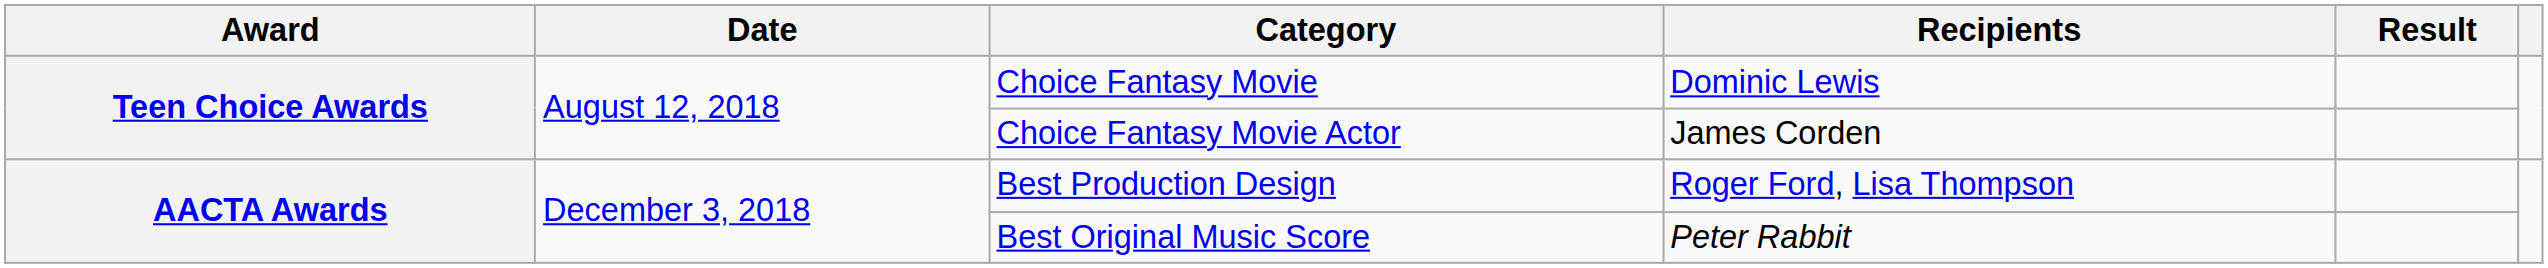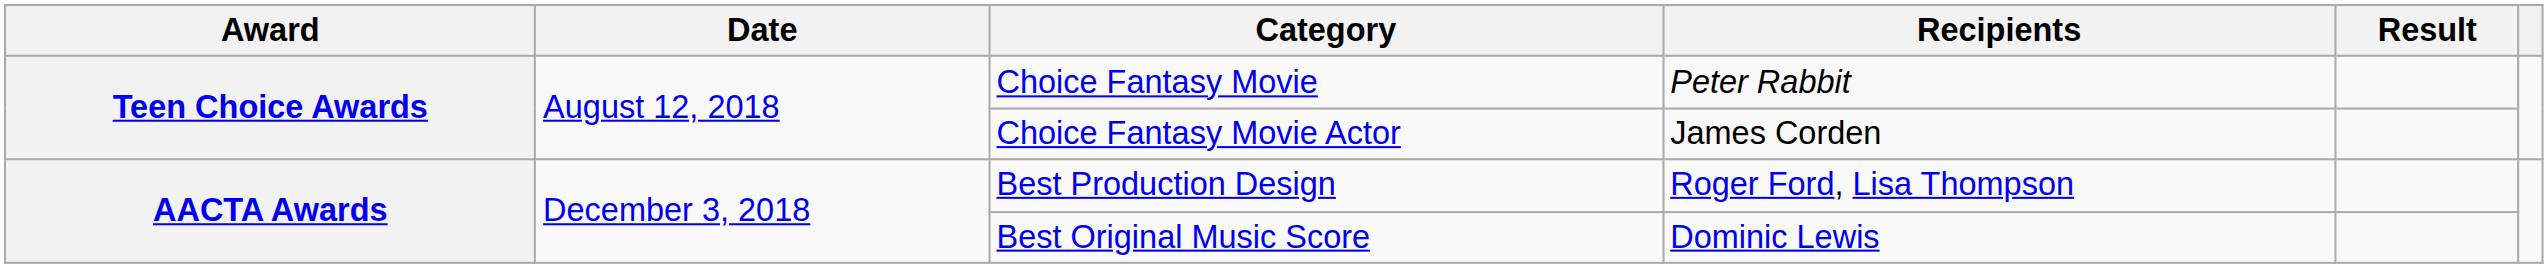(1775, 81) Dominic Lewis -> (1760, 81) Peter Rabbit
(1760, 236) Peter Rabbit -> (1775, 236) Dominic Lewis
